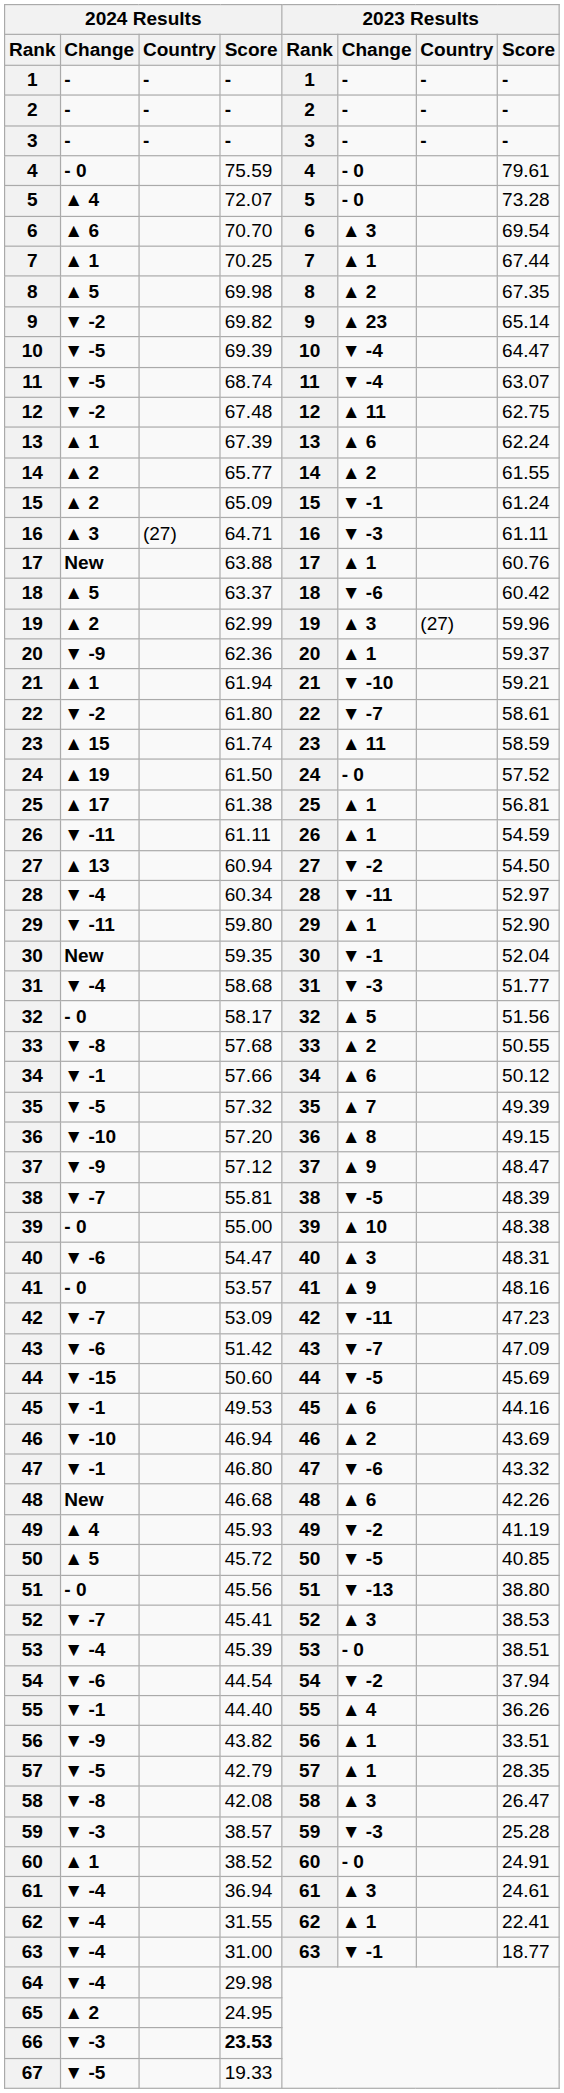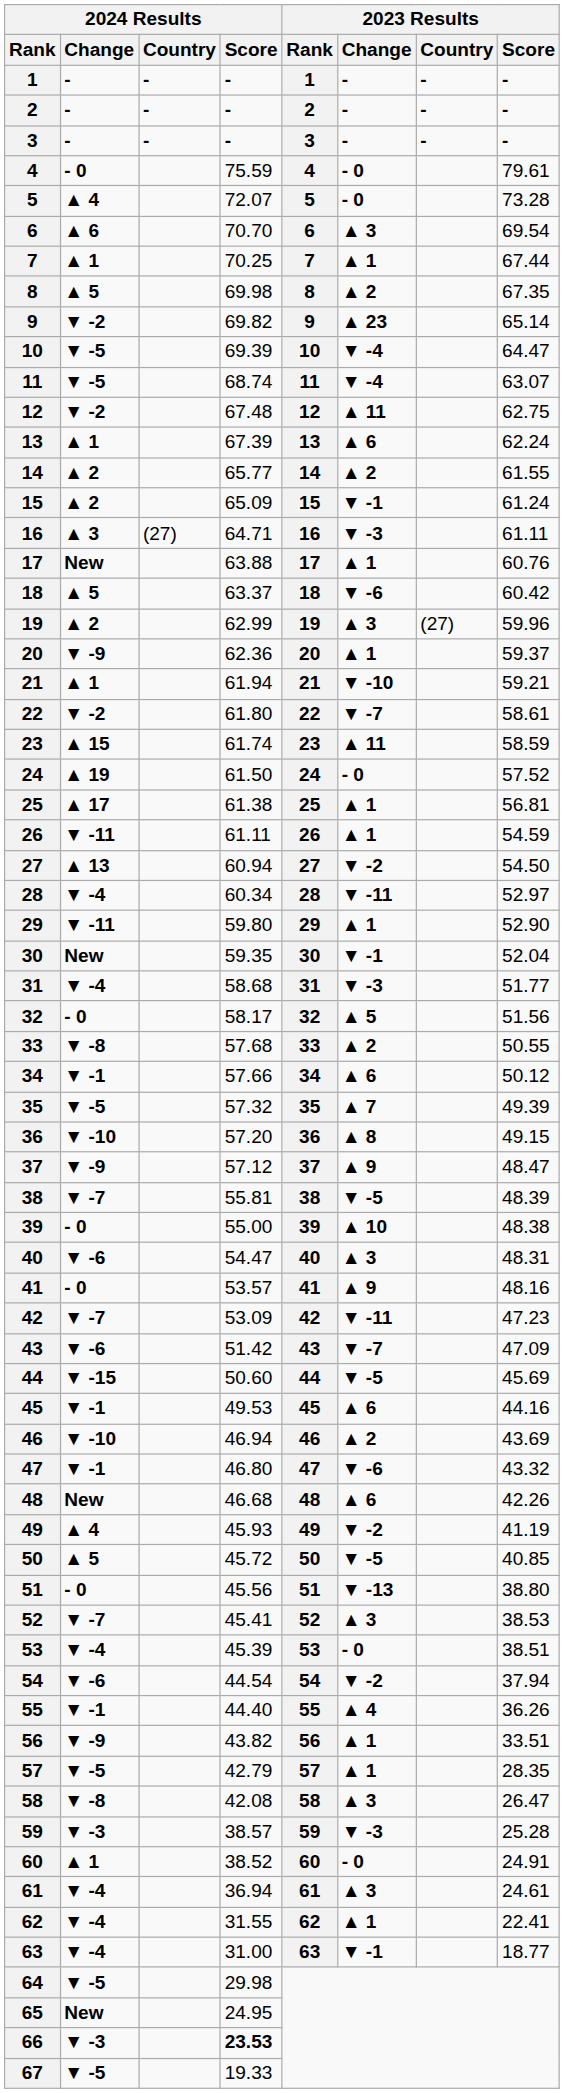(85, 1982) ▼ -4 -> (85, 1982) ▼ -5
(82, 2012) ▲ 2 -> (84, 2012) New
